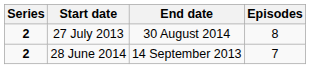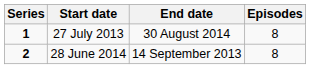(26, 34) 2 -> (26, 34) 1
(275, 53) 7 -> (275, 53) 8
